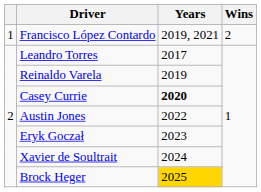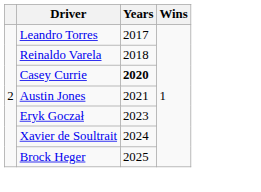- row: (88, 34)
(174, 75) 2019 -> (136, 55) 2018
(174, 116) 2022 -> (136, 95) 2021
(174, 177) gold background -> (136, 156) no background
